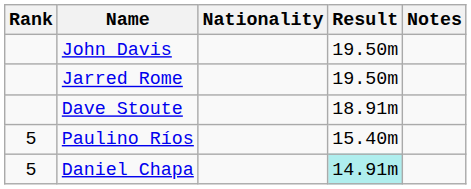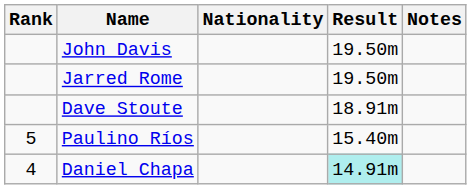(31, 169) 5 -> (31, 169) 4
